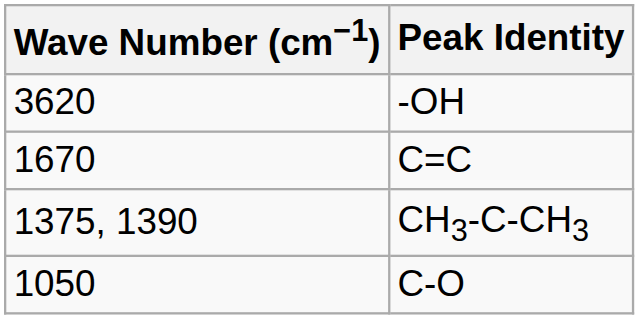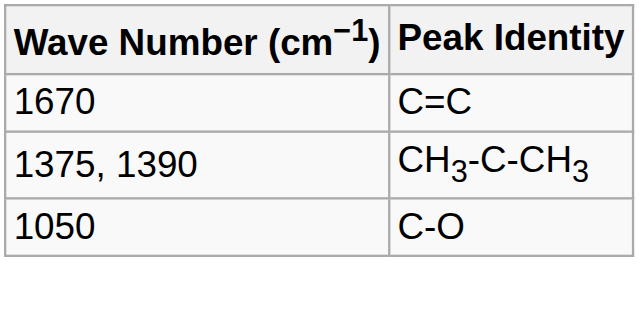- row: (431, 101)
